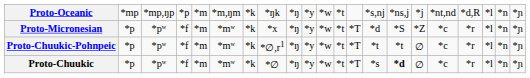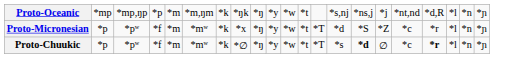- row: (61, 46)
(470, 64) normal -> (434, 45) bold
